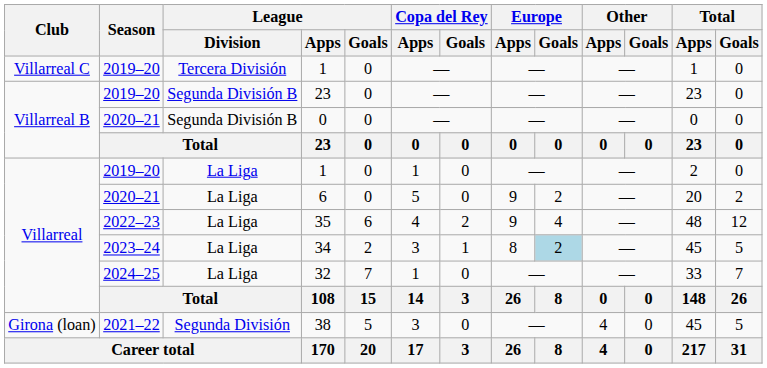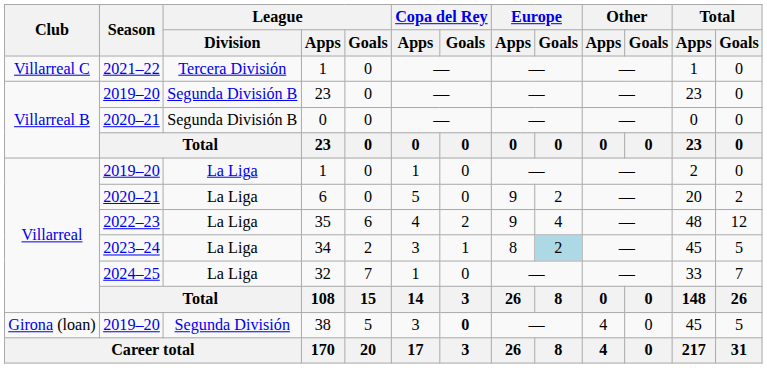(131, 68) 2019–20 -> (131, 68) 2021–22
(131, 324) 2021–22 -> (131, 324) 2019–20
(465, 324) normal -> (465, 324) bold
